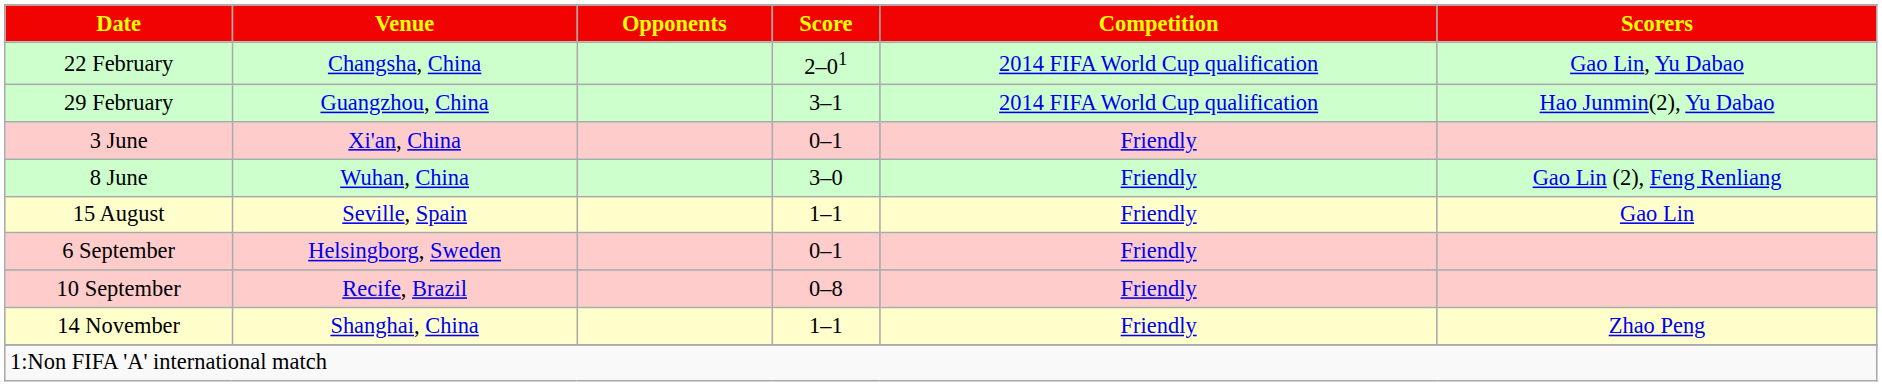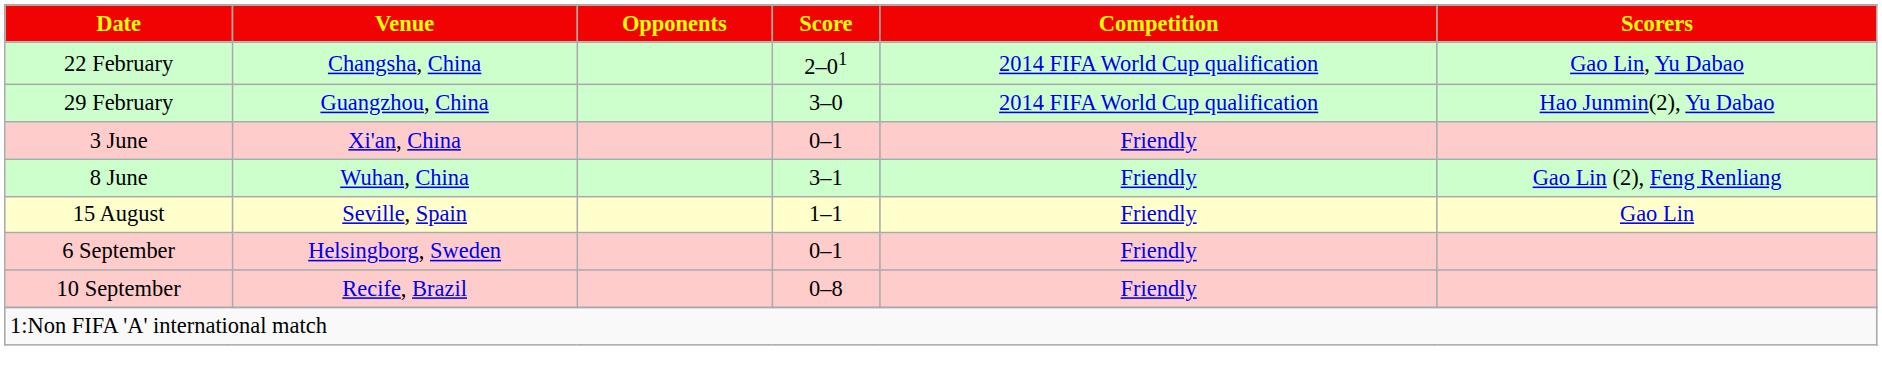(826, 103) 3–1 -> (826, 103) 3–0
(826, 177) 3–0 -> (826, 177) 3–1
- row: (119, 325)
